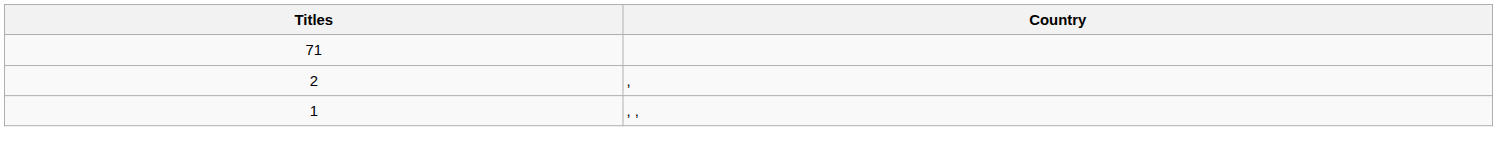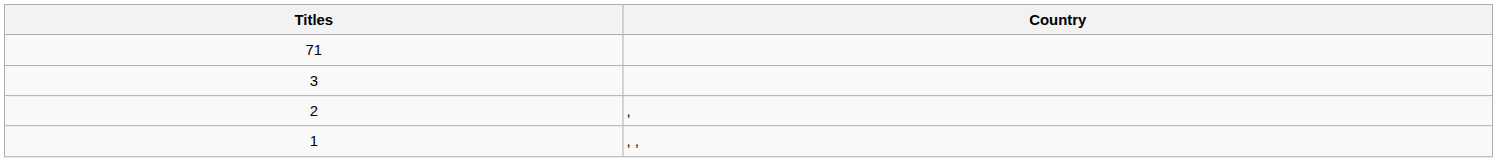+ row: (314, 80)
